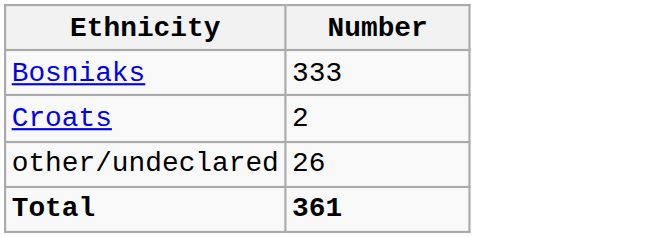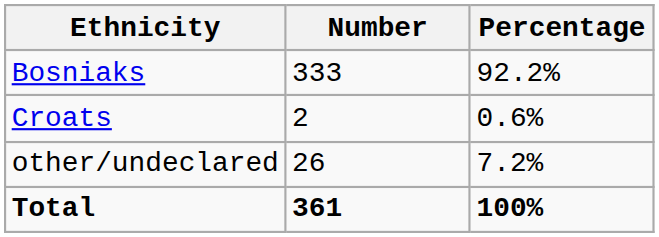+ column: (562, 28)
